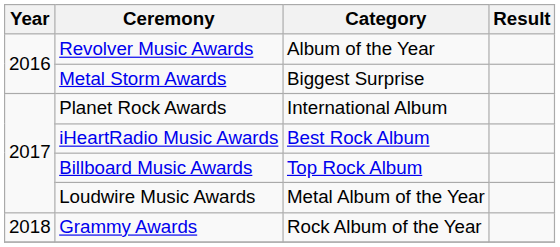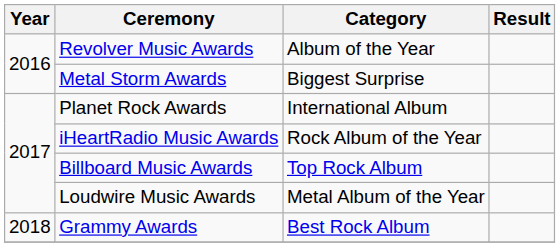(358, 138) Best Rock Album -> (384, 138) Rock Album of the Year
(384, 227) Rock Album of the Year -> (358, 227) Best Rock Album
